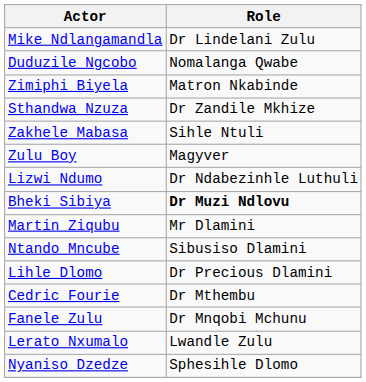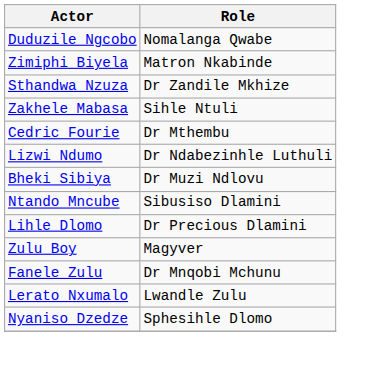- row: (85, 40)
rows swapped: (42, 156) <-> (64, 296)
(229, 203) bold -> (204, 179) normal
- row: (64, 226)
